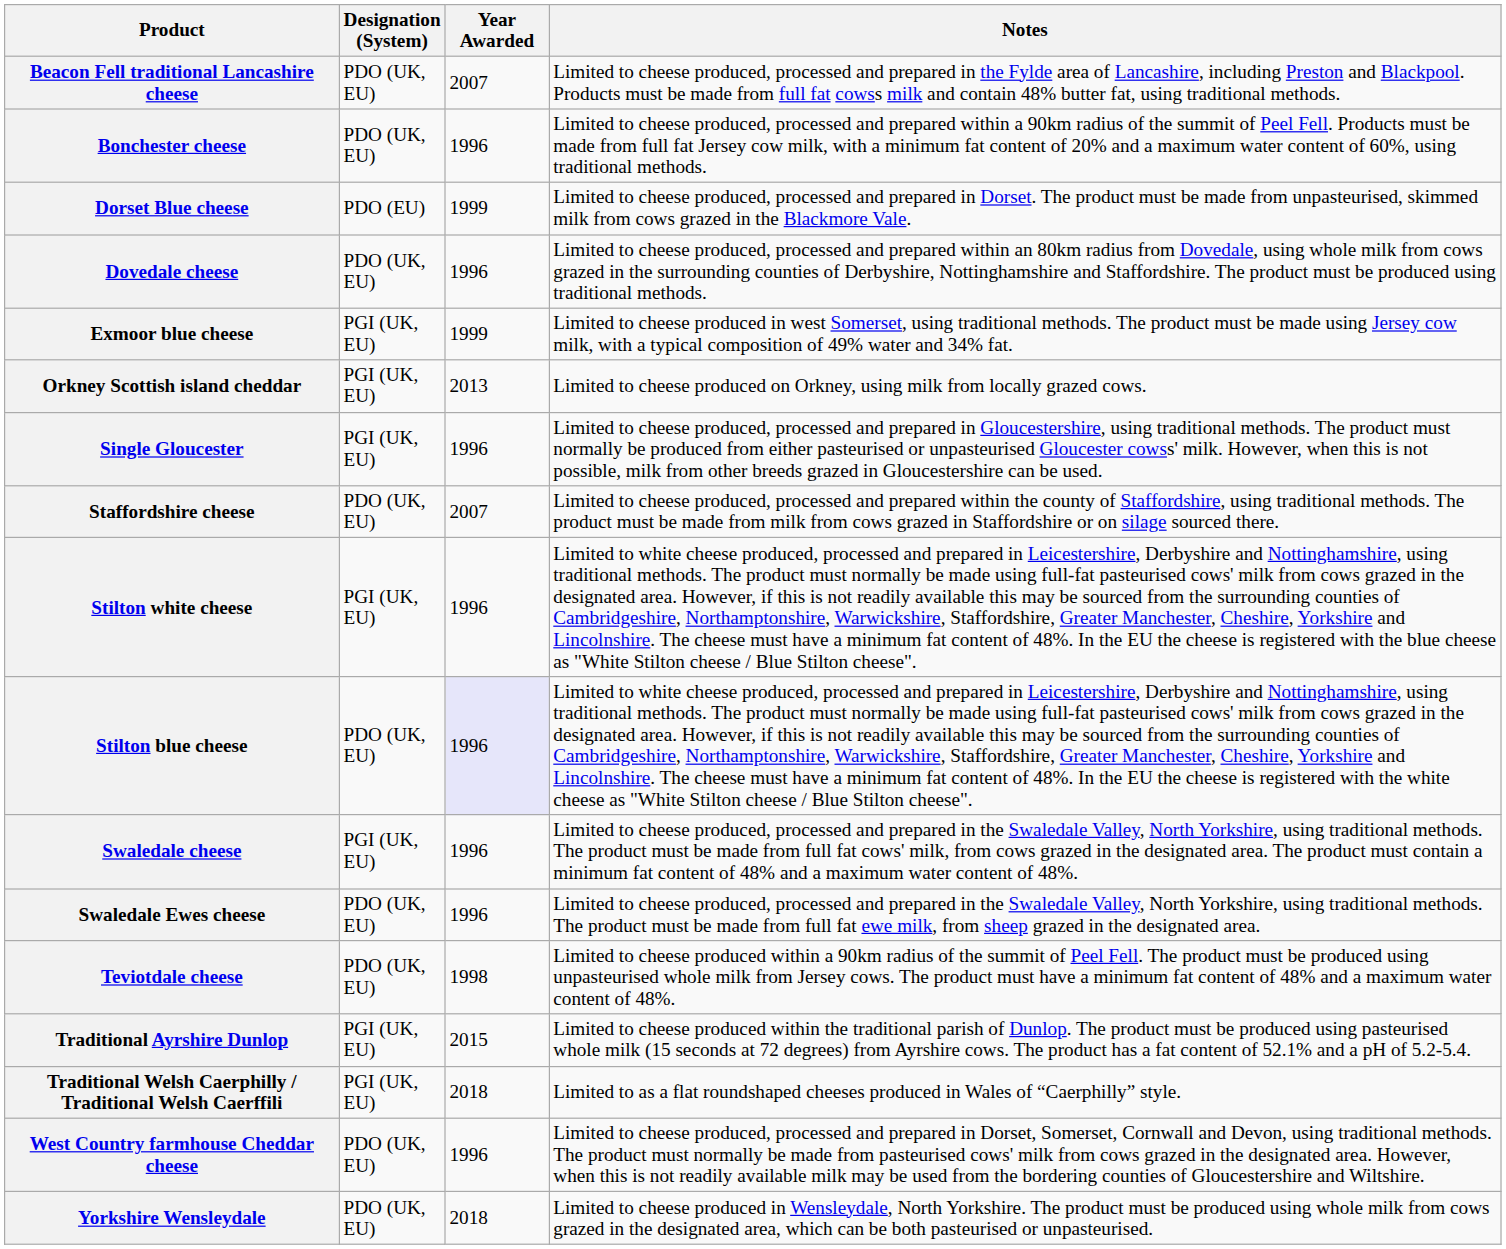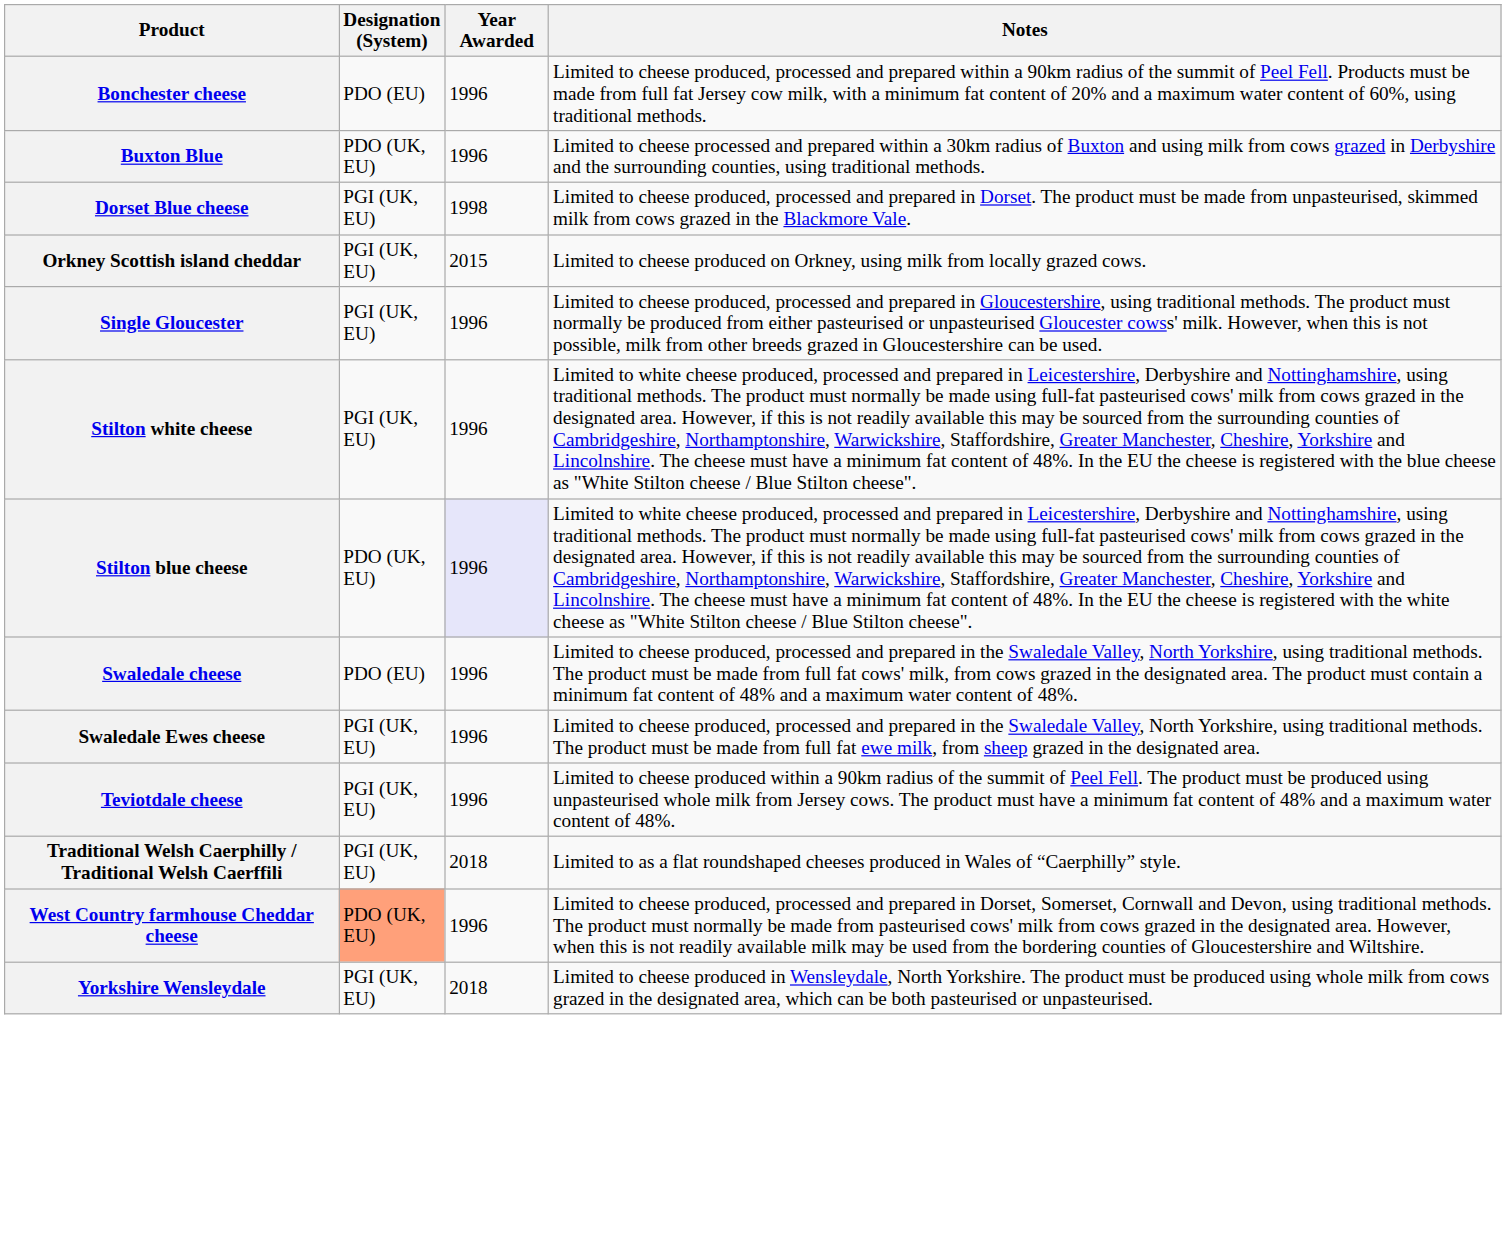- row: (172, 82)
(385, 145) PDO (UK, EU) -> (384, 93) PDO (EU)
+ row: (172, 156)
(384, 208) PDO (EU) -> (381, 208) PGI (UK, EU)
(469, 208) 1999 -> (468, 208) 1998
- row: (172, 271)
- row: (172, 333)
(469, 386) 2013 -> (468, 260) 2015
- row: (172, 511)
(381, 851) PGI (UK, EU) -> (384, 673) PDO (EU)
(385, 914) PDO (UK, EU) -> (381, 736) PGI (UK, EU)
(385, 977) PDO (UK, EU) -> (381, 799) PGI (UK, EU)
(469, 977) 1998 -> (468, 799) 1996
- row: (172, 1040)
(385, 1154) no background -> (384, 925) lightsalmon background
(385, 1217) PDO (UK, EU) -> (381, 987) PGI (UK, EU)
